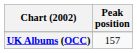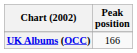(112, 40) 157 -> (112, 40) 166
